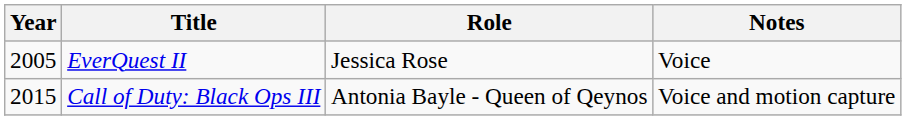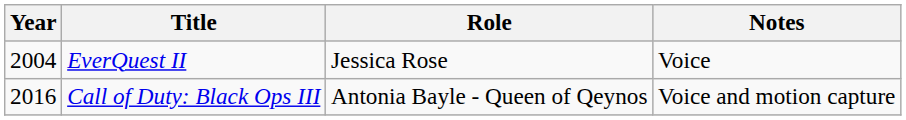(33, 59) 2005 -> (33, 59) 2004
(33, 96) 2015 -> (33, 96) 2016
